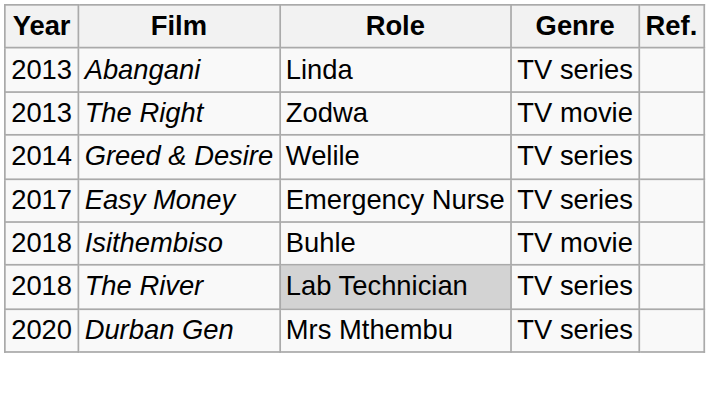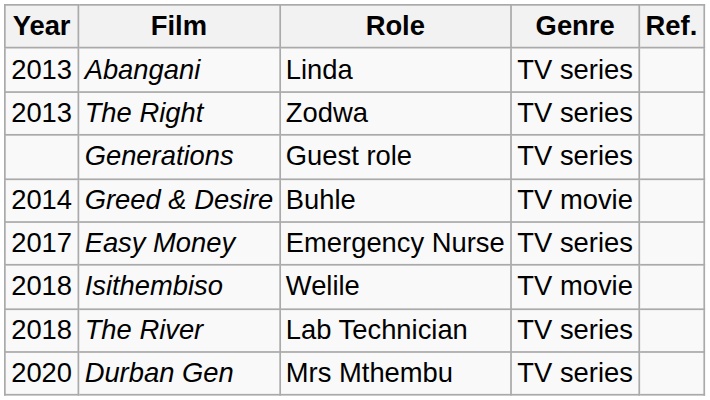(575, 112) TV movie -> (575, 112) TV series
+ row: (159, 156)
(323, 156) Welile -> (321, 199) Buhle
(575, 156) TV series -> (575, 199) TV movie
(321, 243) Buhle -> (323, 286) Welile
(377, 286) lightgrey background -> (377, 329) no background
